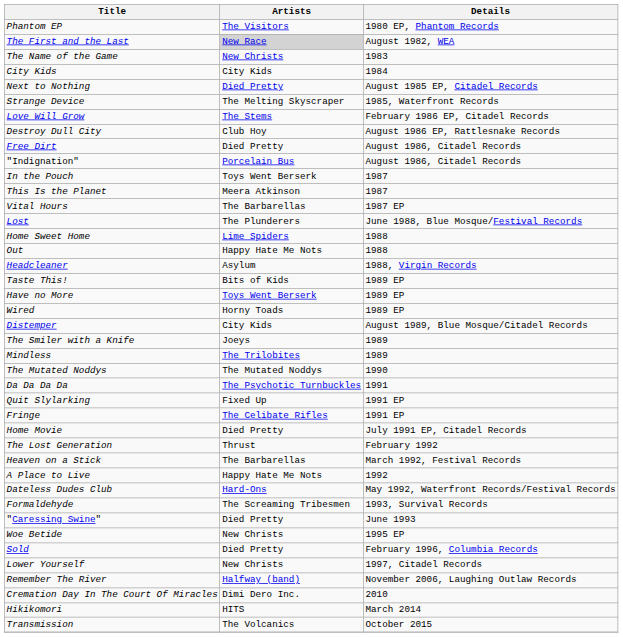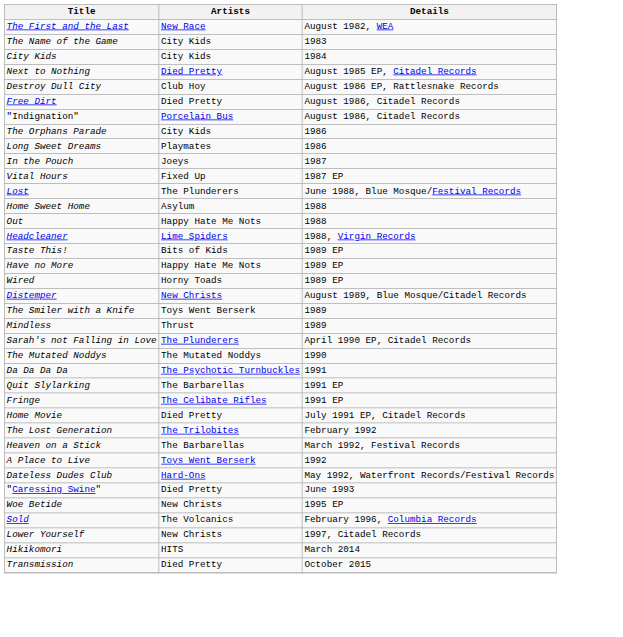- row: (34, 27)
(244, 42) lightgrey background -> (183, 27) no background
(253, 57) New Christs -> (186, 42) City Kids
- row: (45, 102)
- row: (45, 117)
+ row: (57, 132)
+ row: (54, 147)
(269, 177) Toys Went Berserk -> (175, 162) Joeys
- row: (57, 192)
(264, 207) The Barbarellas -> (183, 177) Fixed Up
(256, 236) Lime Spiders -> (178, 207) Asylum
(239, 266) Asylum -> (194, 236) Lime Spiders
(269, 296) Toys Went Berserk -> (211, 266) Happy Hate Me Nots
(247, 326) City Kids -> (192, 296) New Christs
(236, 341) Joeys -> (208, 311) Toys Went Berserk
(261, 356) The Trilobites -> (178, 326) Thrust
+ row: (82, 341)
(244, 401) Fixed Up -> (203, 386) The Barbarellas
(239, 446) Thrust -> (200, 431) The Trilobites
(272, 476) Happy Hate Me Nots -> (208, 461) Toys Went Berserk
- row: (40, 506)
(253, 551) Died Pretty -> (197, 521) The Volcanics
- row: (57, 580)
- row: (112, 595)
(258, 625) The Volcanics -> (192, 565) Died Pretty
